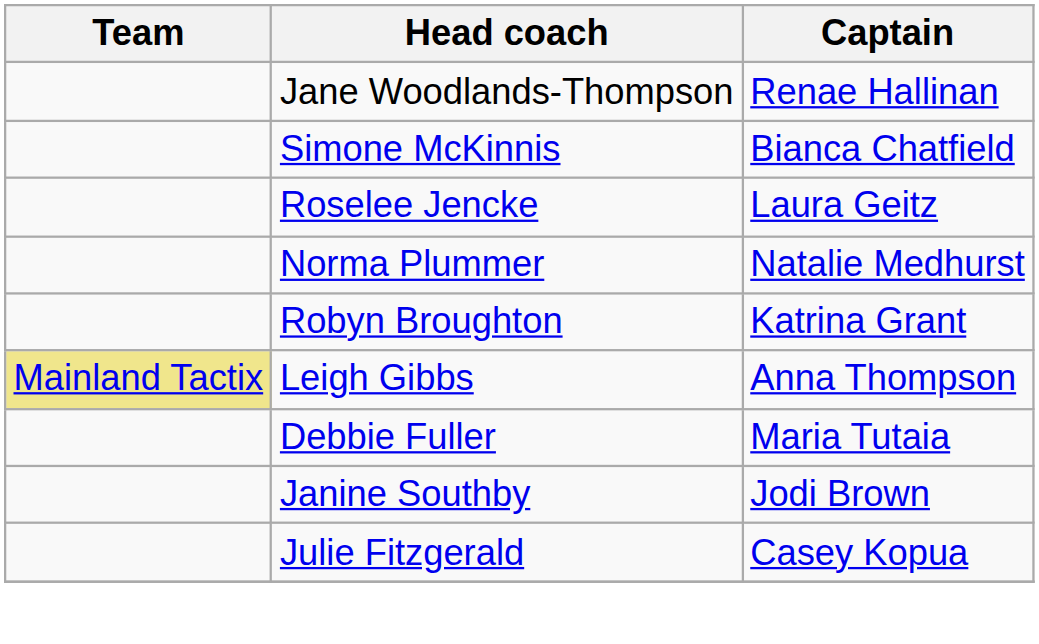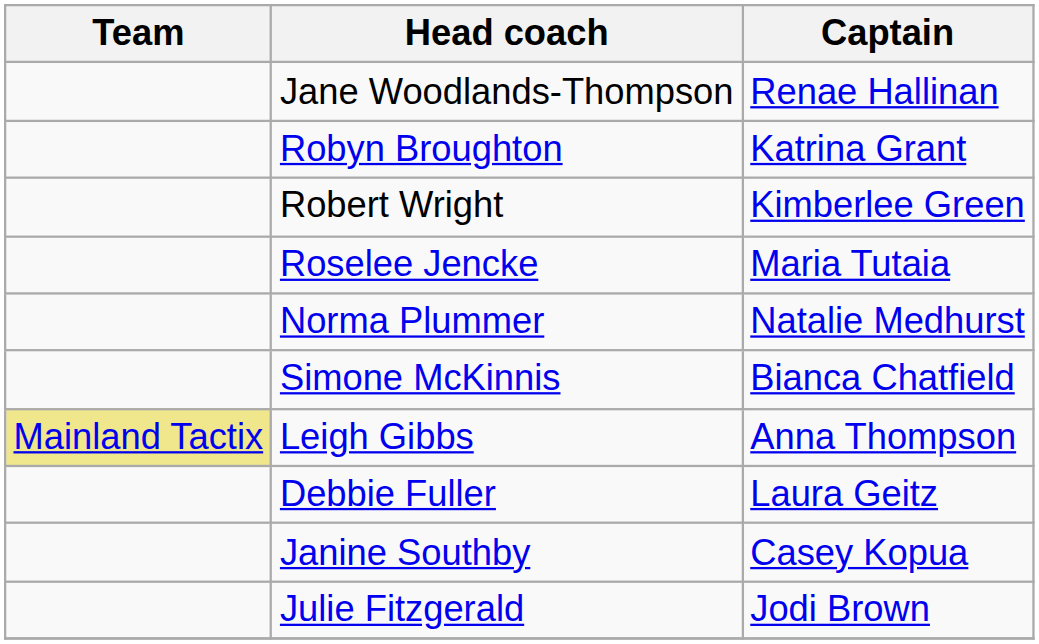rows swapped: (420, 148) <-> (421, 321)
+ row: (392, 206)
(844, 206) Laura Geitz -> (850, 263) Maria Tutaia
(850, 436) Maria Tutaia -> (844, 494) Laura Geitz
(840, 494) Jodi Brown -> (859, 551) Casey Kopua
(859, 551) Casey Kopua -> (840, 609) Jodi Brown
